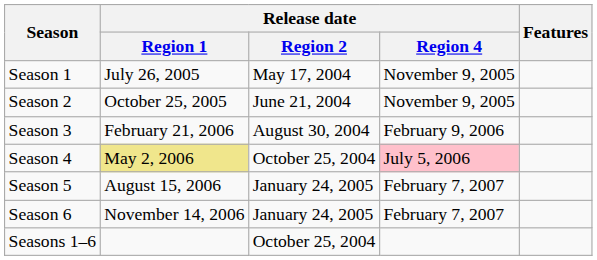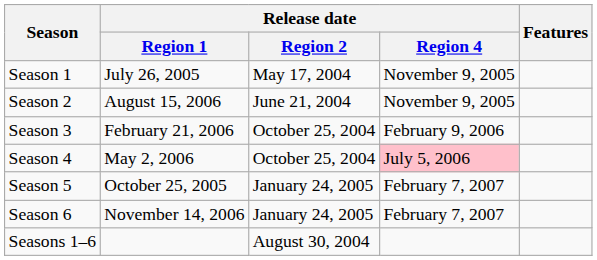(166, 102) October 25, 2005 -> (163, 102) August 15, 2006
(311, 130) August 30, 2004 -> (314, 130) October 25, 2004
(149, 158) khaki background -> (149, 158) no background
(163, 185) August 15, 2006 -> (166, 185) October 25, 2005
(314, 241) October 25, 2004 -> (311, 241) August 30, 2004
